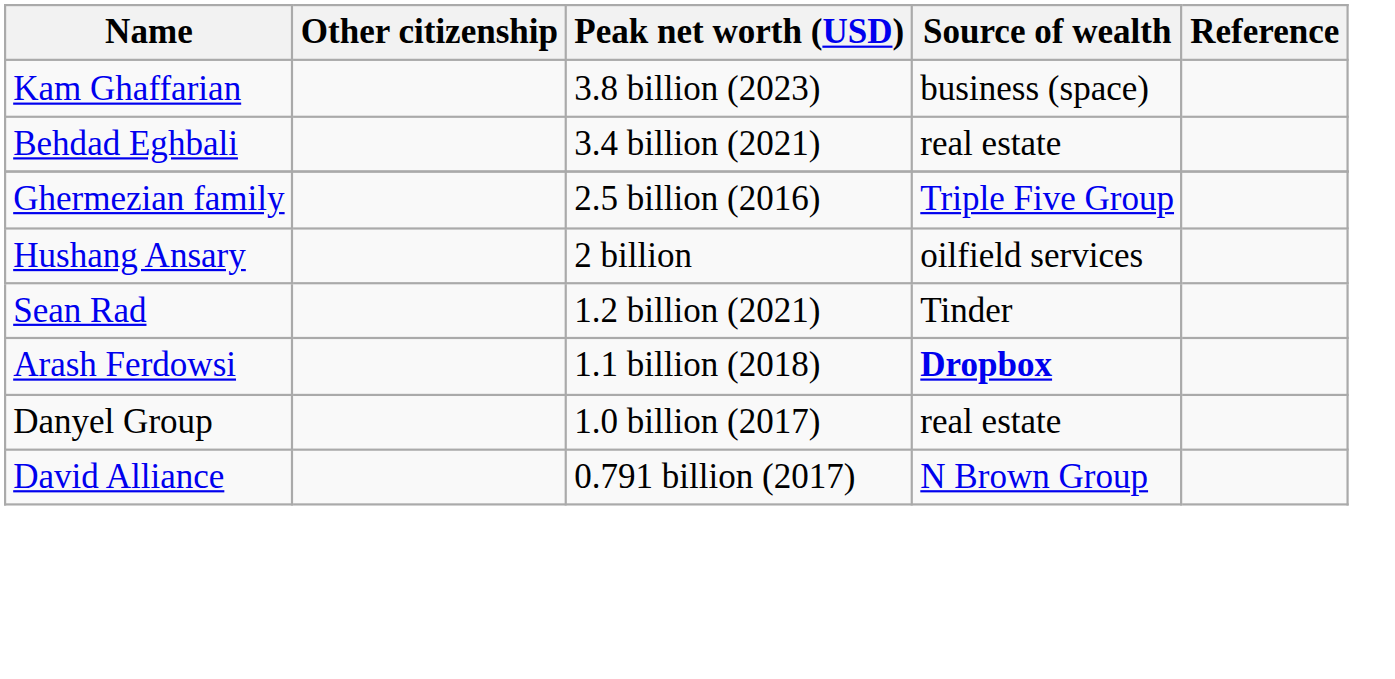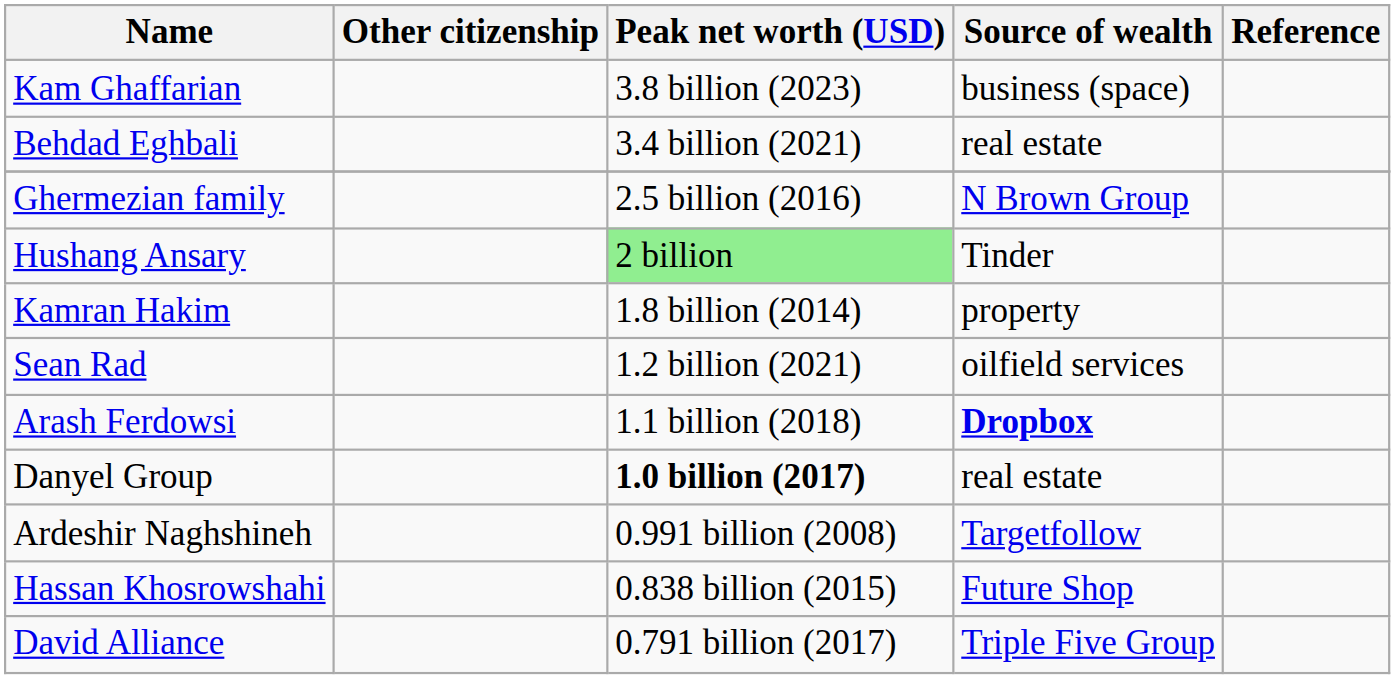(1047, 198) Triple Five Group -> (1075, 198) N Brown Group
(633, 254) no background -> (674, 254) lightgreen background
(1032, 254) oilfield services -> (1007, 254) Tinder
+ row: (122, 310)
(966, 310) Tinder -> (1073, 365) oilfield services
(697, 421) normal -> (740, 476) bold
+ row: (163, 532)
+ row: (169, 587)
(1034, 476) N Brown Group -> (1088, 643) Triple Five Group
